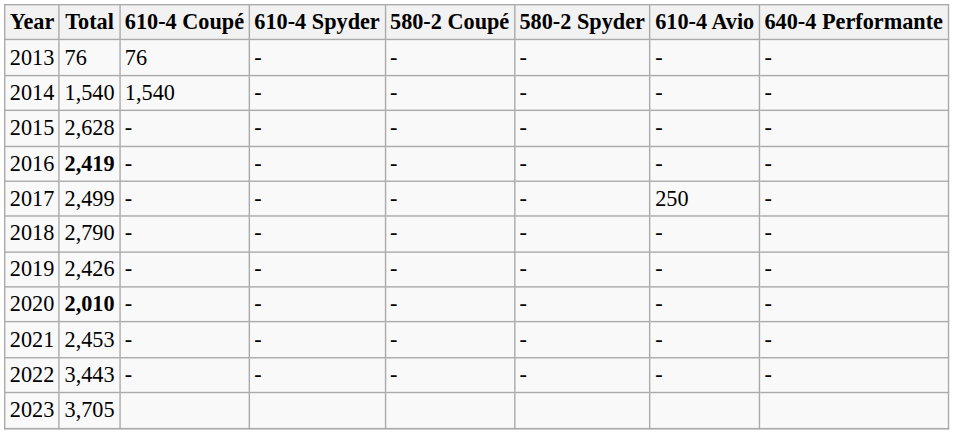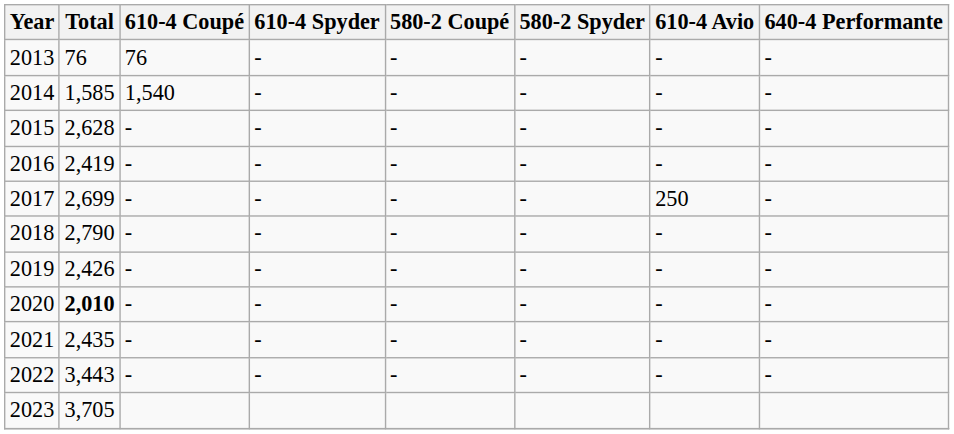(90, 92) 1,540 -> (90, 92) 1,585
(90, 163) bold -> (90, 163) normal
(90, 198) 2,499 -> (90, 198) 2,699
(90, 339) 2,453 -> (90, 339) 2,435
